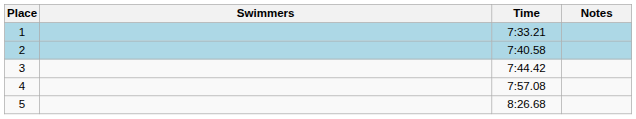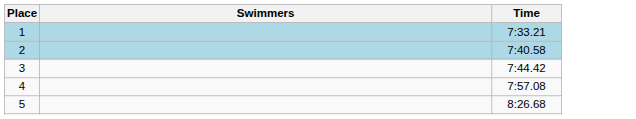- column: (597, 13)
